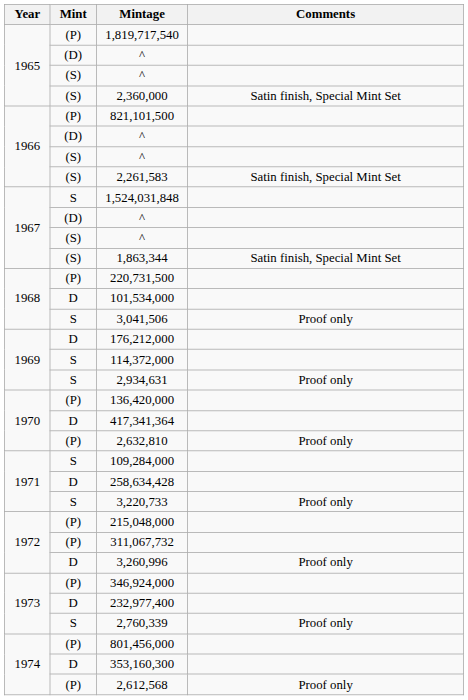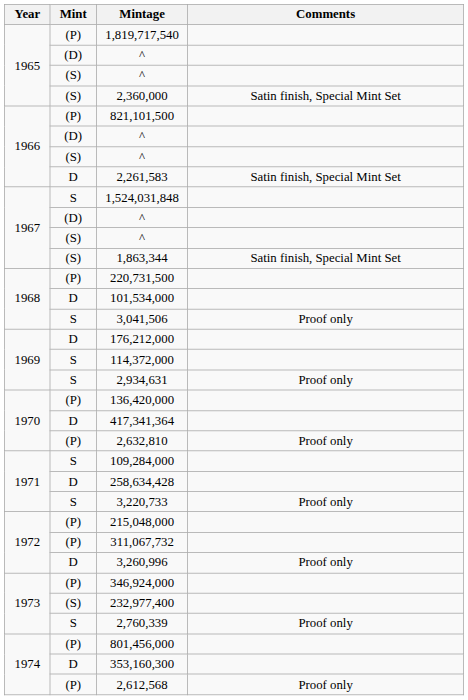(73, 177) (S) -> (73, 177) D
(73, 603) D -> (73, 603) (S)
